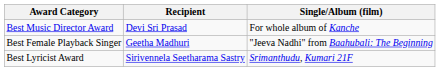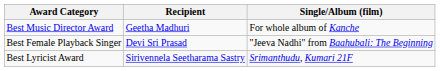(156, 27) Devi Sri Prasad -> (158, 27) Geetha Madhuri
(158, 43) Geetha Madhuri -> (156, 43) Devi Sri Prasad
